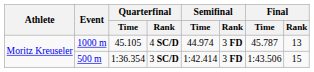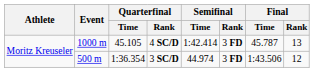(200, 43) 44.974 -> (200, 43) 1:42.414
(200, 59) 1:42.414 -> (200, 59) 44.974
(297, 59) 15 -> (297, 59) 12
